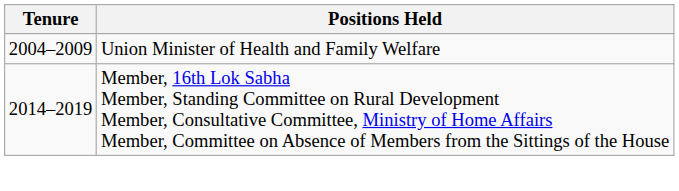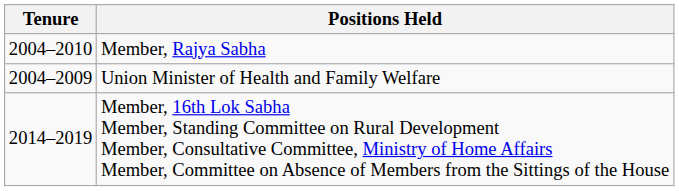+ row: (183, 48)
